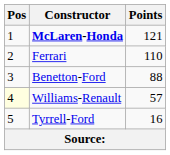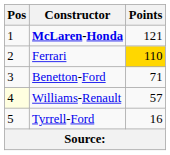(153, 56) no background -> (153, 56) gold background
(156, 77) 88 -> (156, 77) 71
